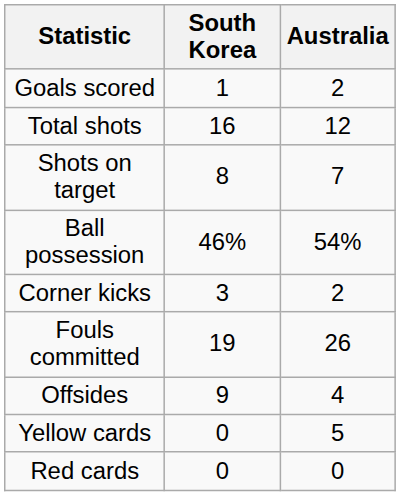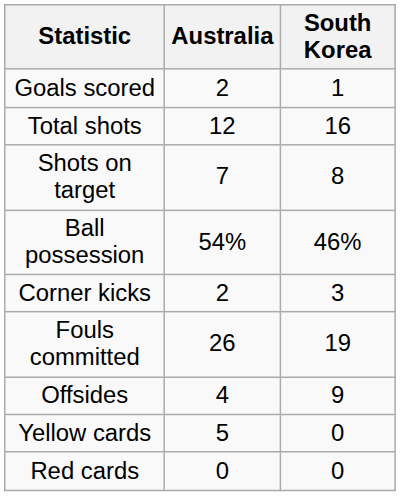columns swapped: (222, 36) <-> (338, 36)
